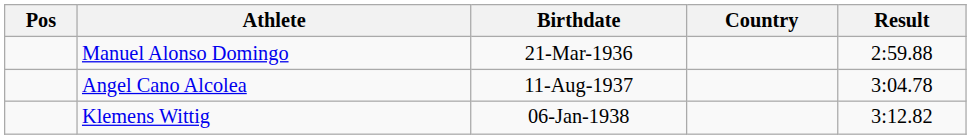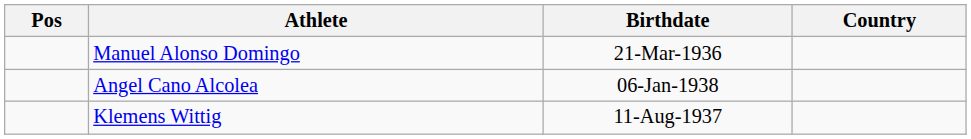- column: (902, 20)
(579, 85) 11-Aug-1937 -> (668, 85) 06-Jan-1938
(579, 117) 06-Jan-1938 -> (668, 117) 11-Aug-1937
